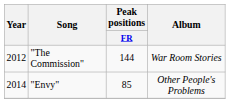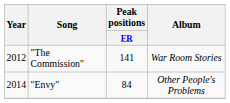(127, 58) 144 -> (127, 58) 141
(127, 85) 85 -> (127, 85) 84
